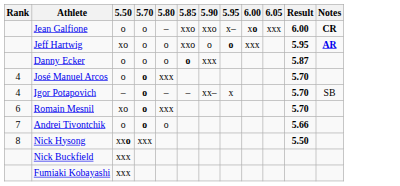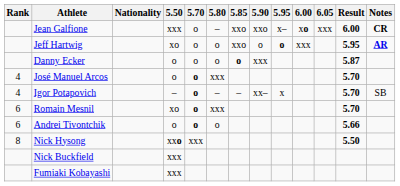+ column: (138, 12)
(123, 28) o -> (174, 28) xxx
(18, 124) 7 -> (18, 124) 6
